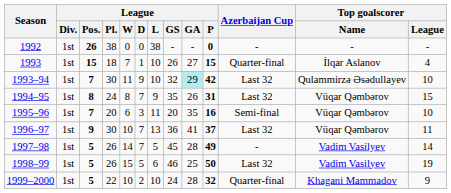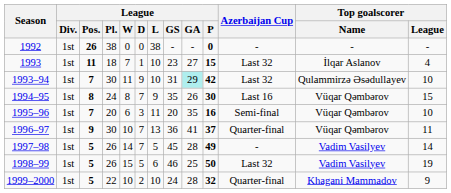(91, 63) 15 -> (91, 63) 11
(173, 63) 26 -> (173, 63) 23
(257, 63) Quarter-final -> (257, 63) Last 32
(173, 79) 32 -> (173, 79) 31
(210, 96) 31 -> (210, 96) 30
(257, 96) Last 32 -> (257, 96) Last 16
(257, 130) Last 32 -> (257, 130) Quarter-final
